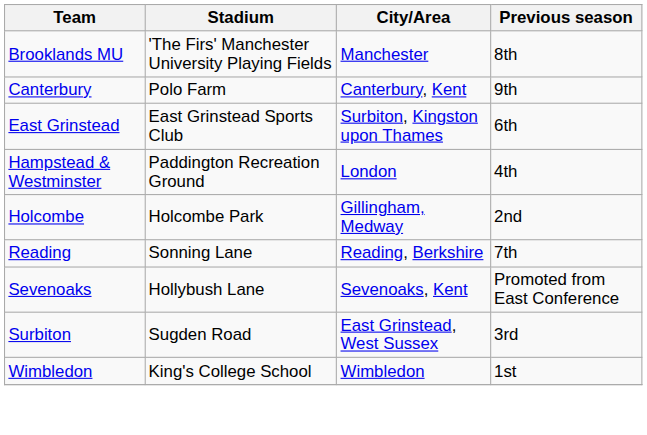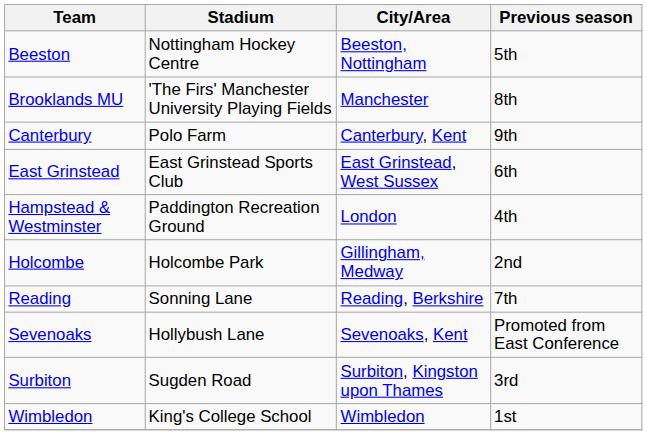+ row: (39, 53)
(409, 126) Surbiton, Kingston upon Thames -> (398, 171) East Grinstead, West Sussex
(398, 334) East Grinstead, West Sussex -> (409, 380) Surbiton, Kingston upon Thames
